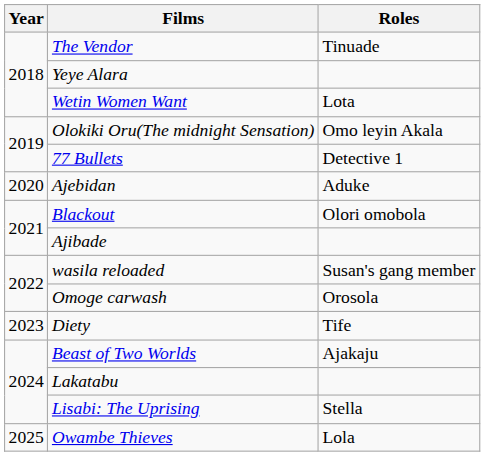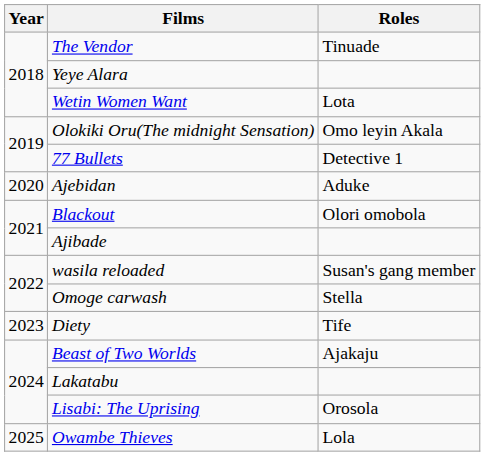(350, 297) Orosola -> (343, 297) Stella
(343, 409) Stella -> (350, 409) Orosola
